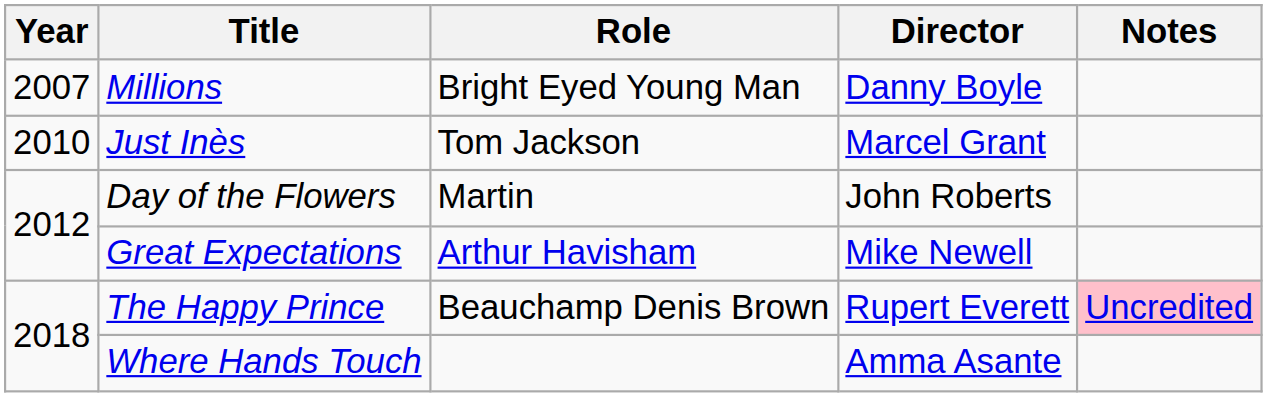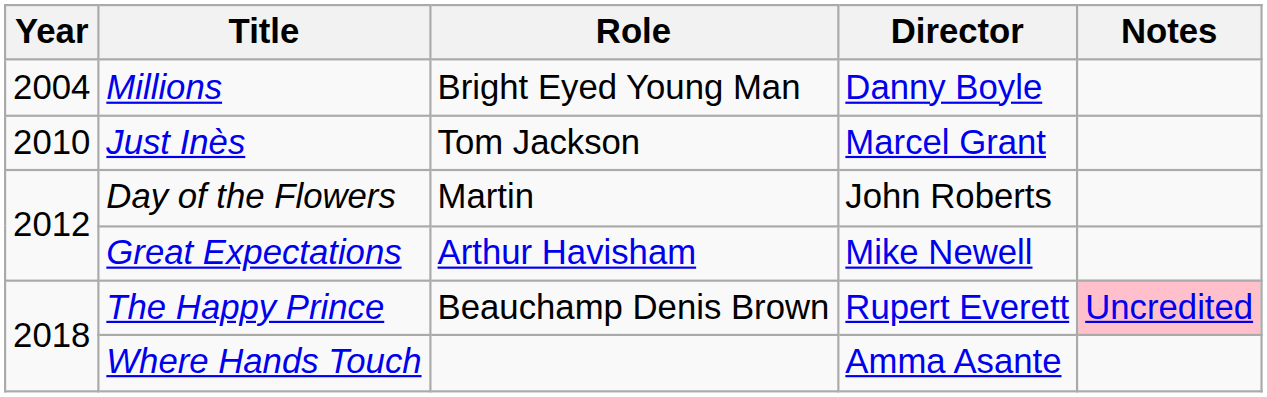(52, 87) 2007 -> (52, 87) 2004
